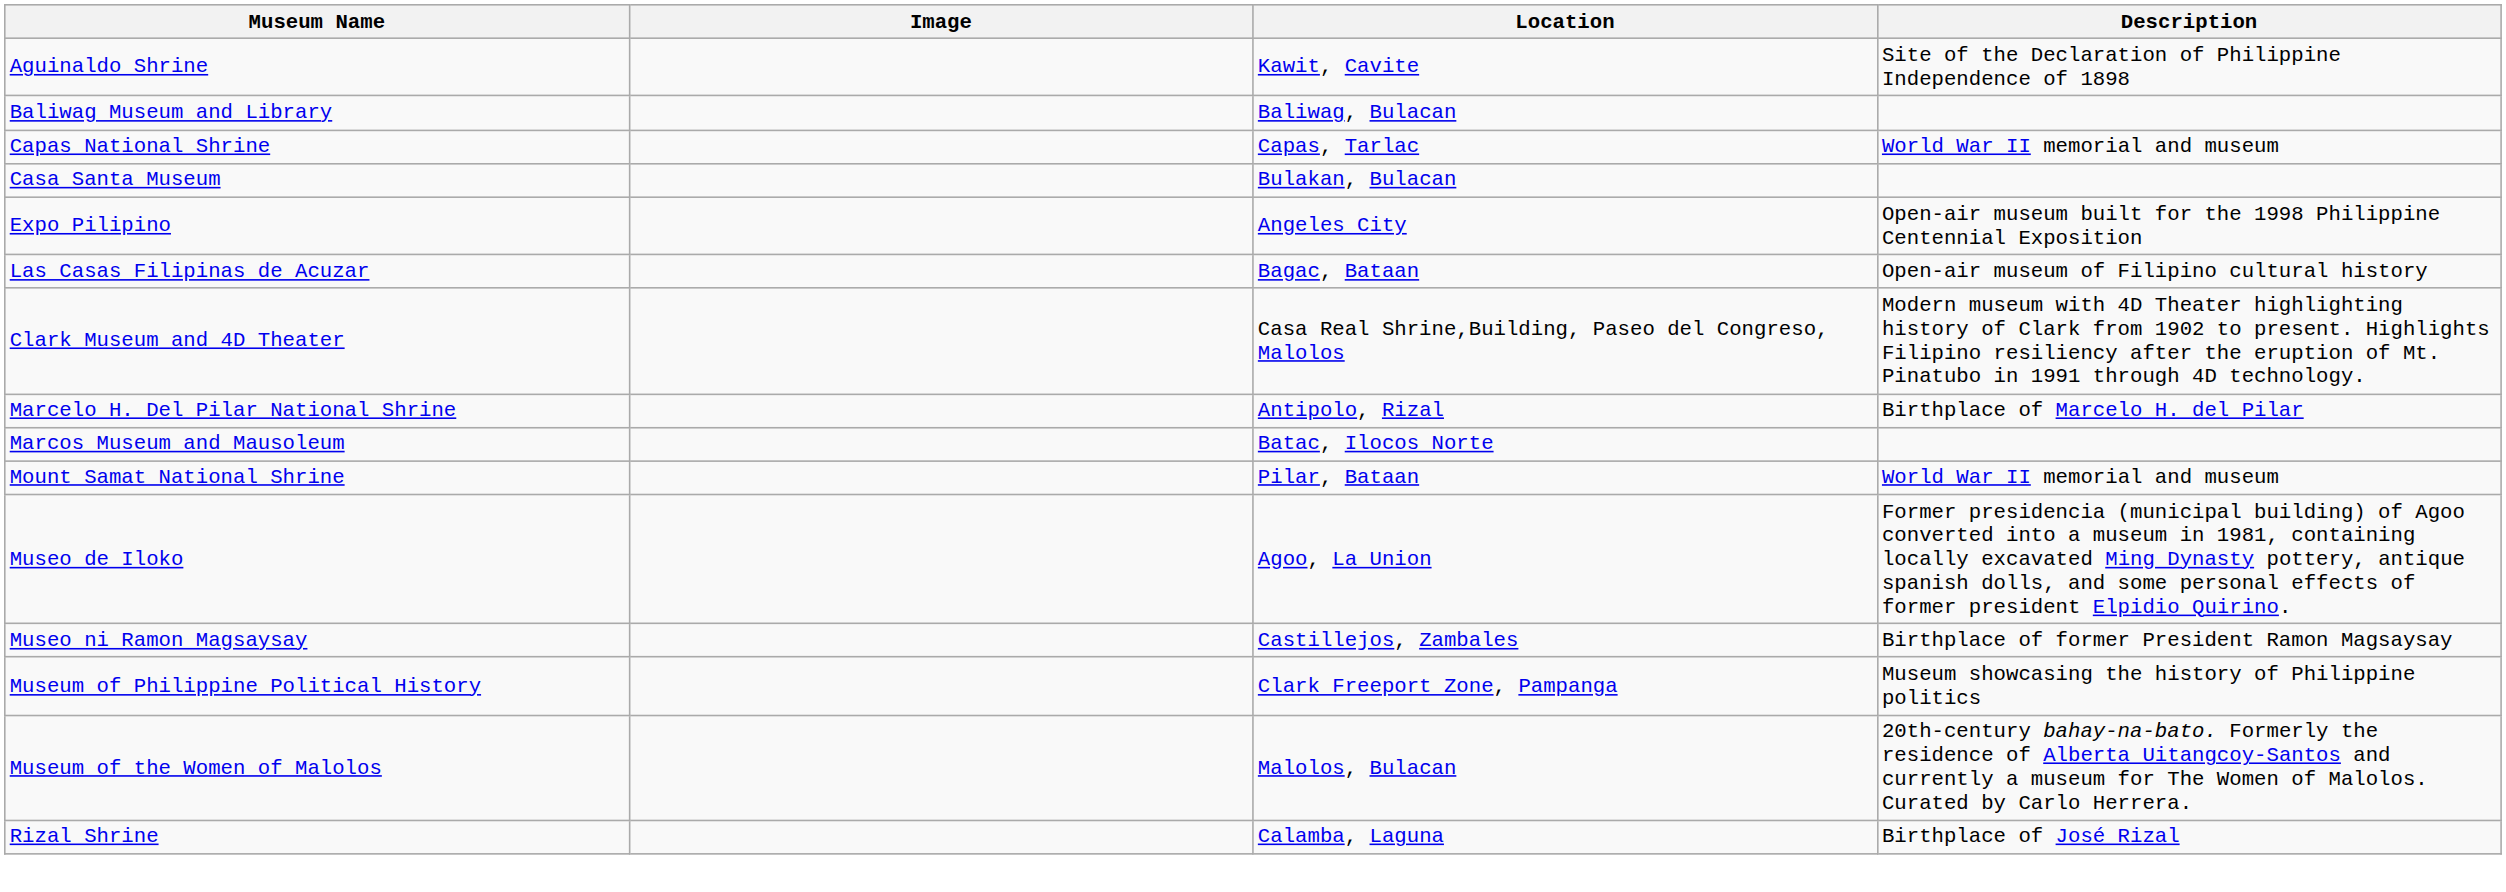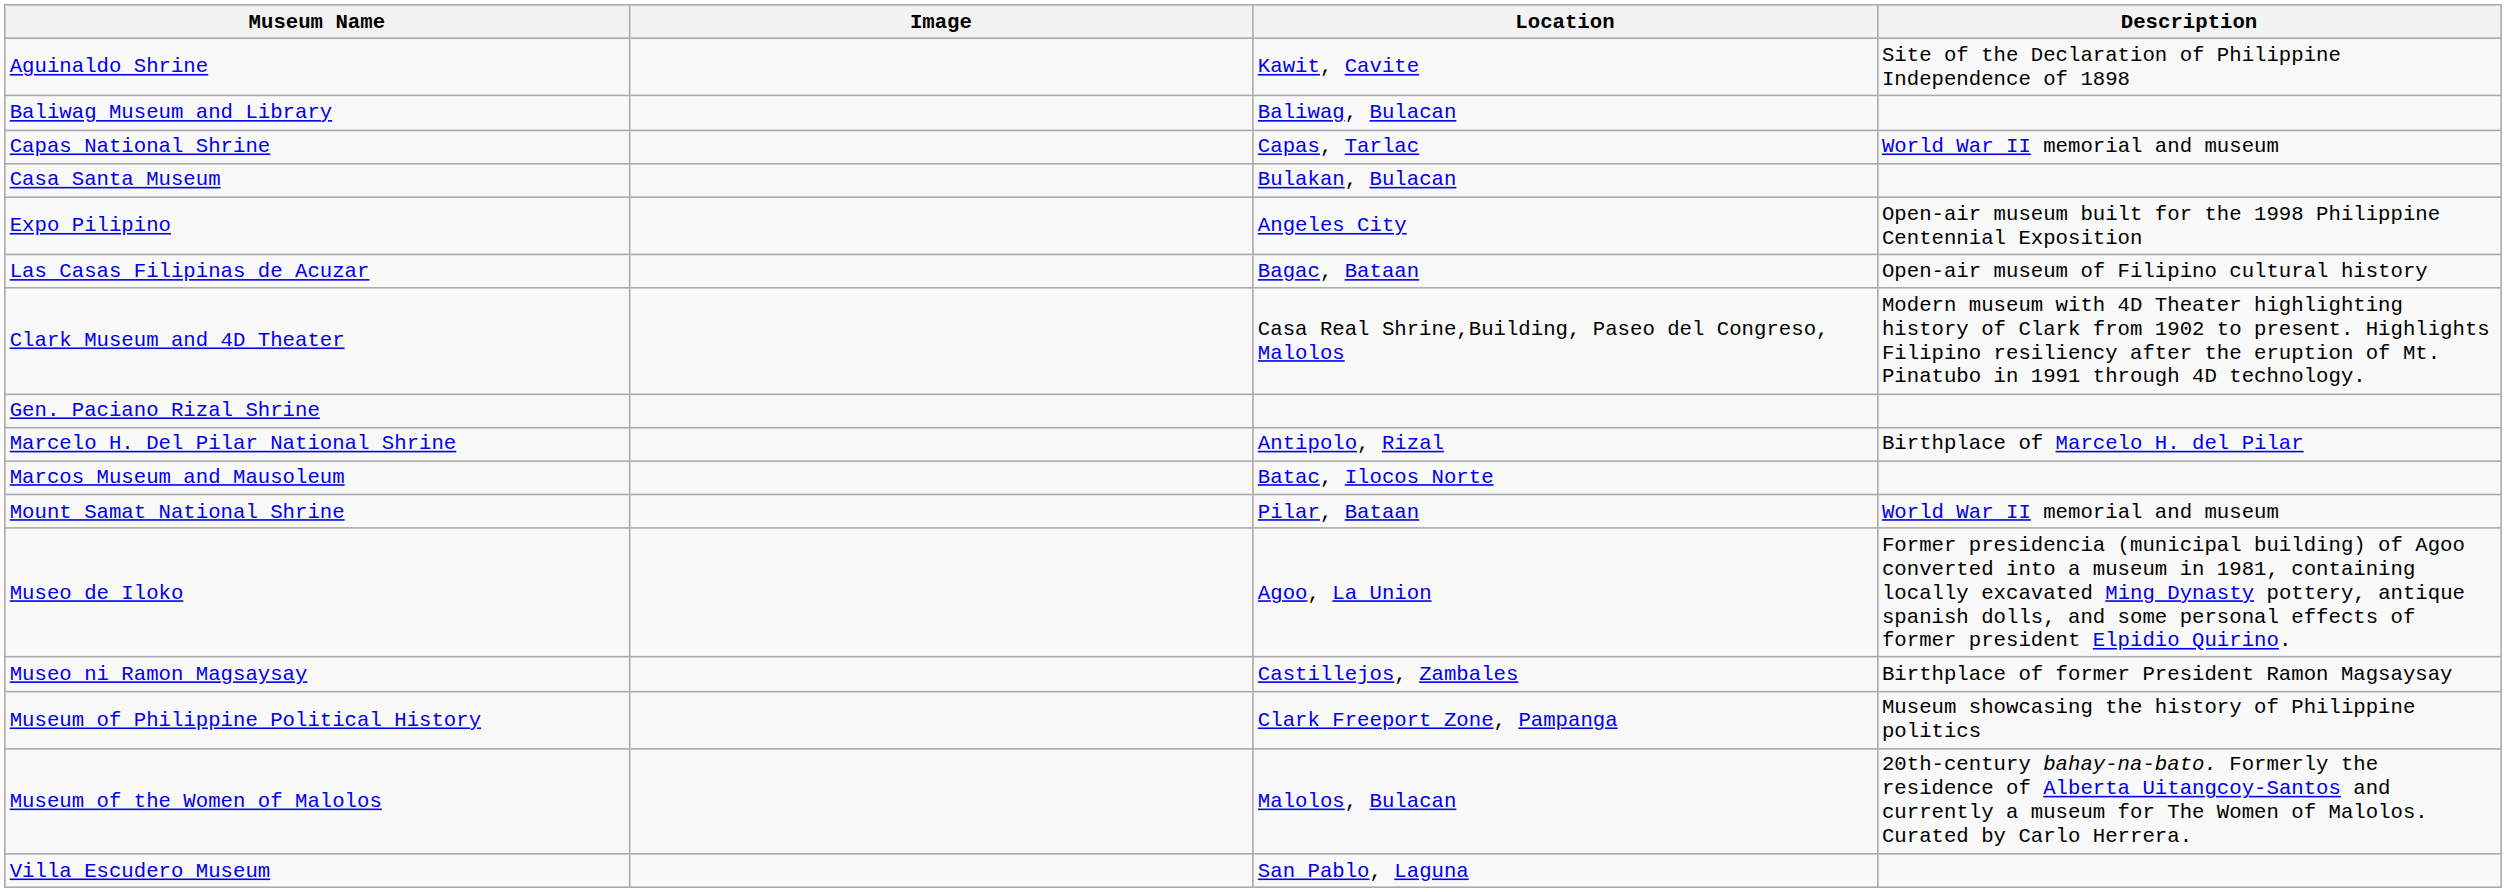+ row: (165, 410)
- row: (84, 837)
+ row: (140, 871)
